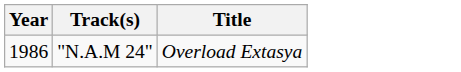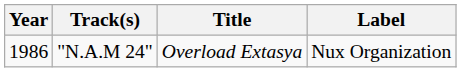+ column: (381, 19)
